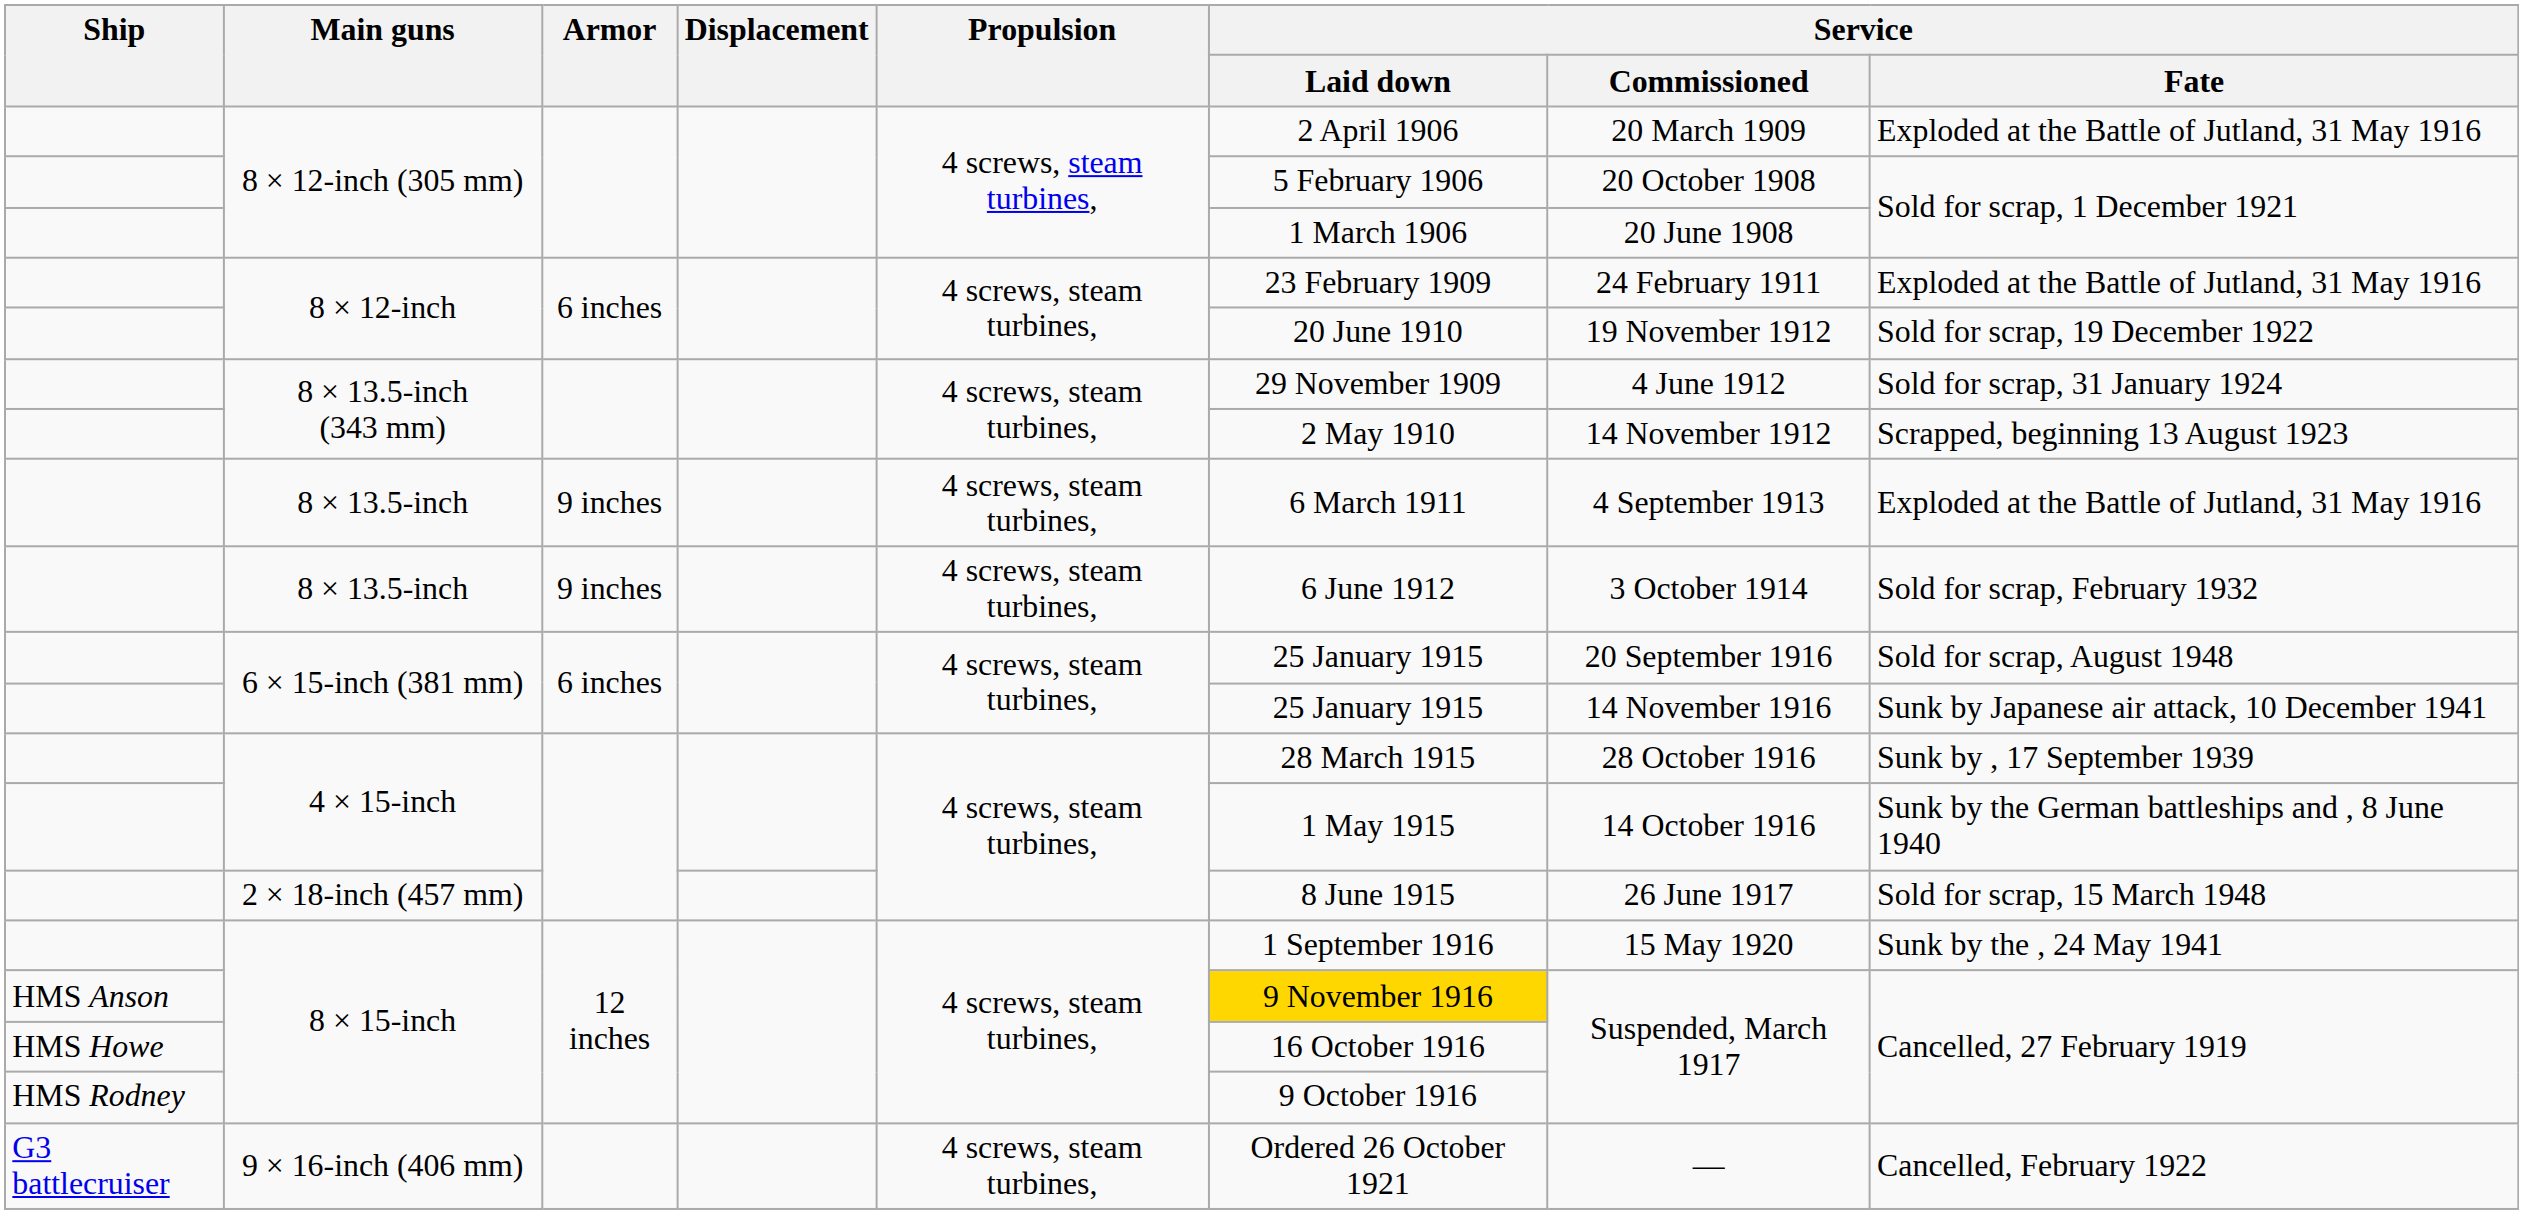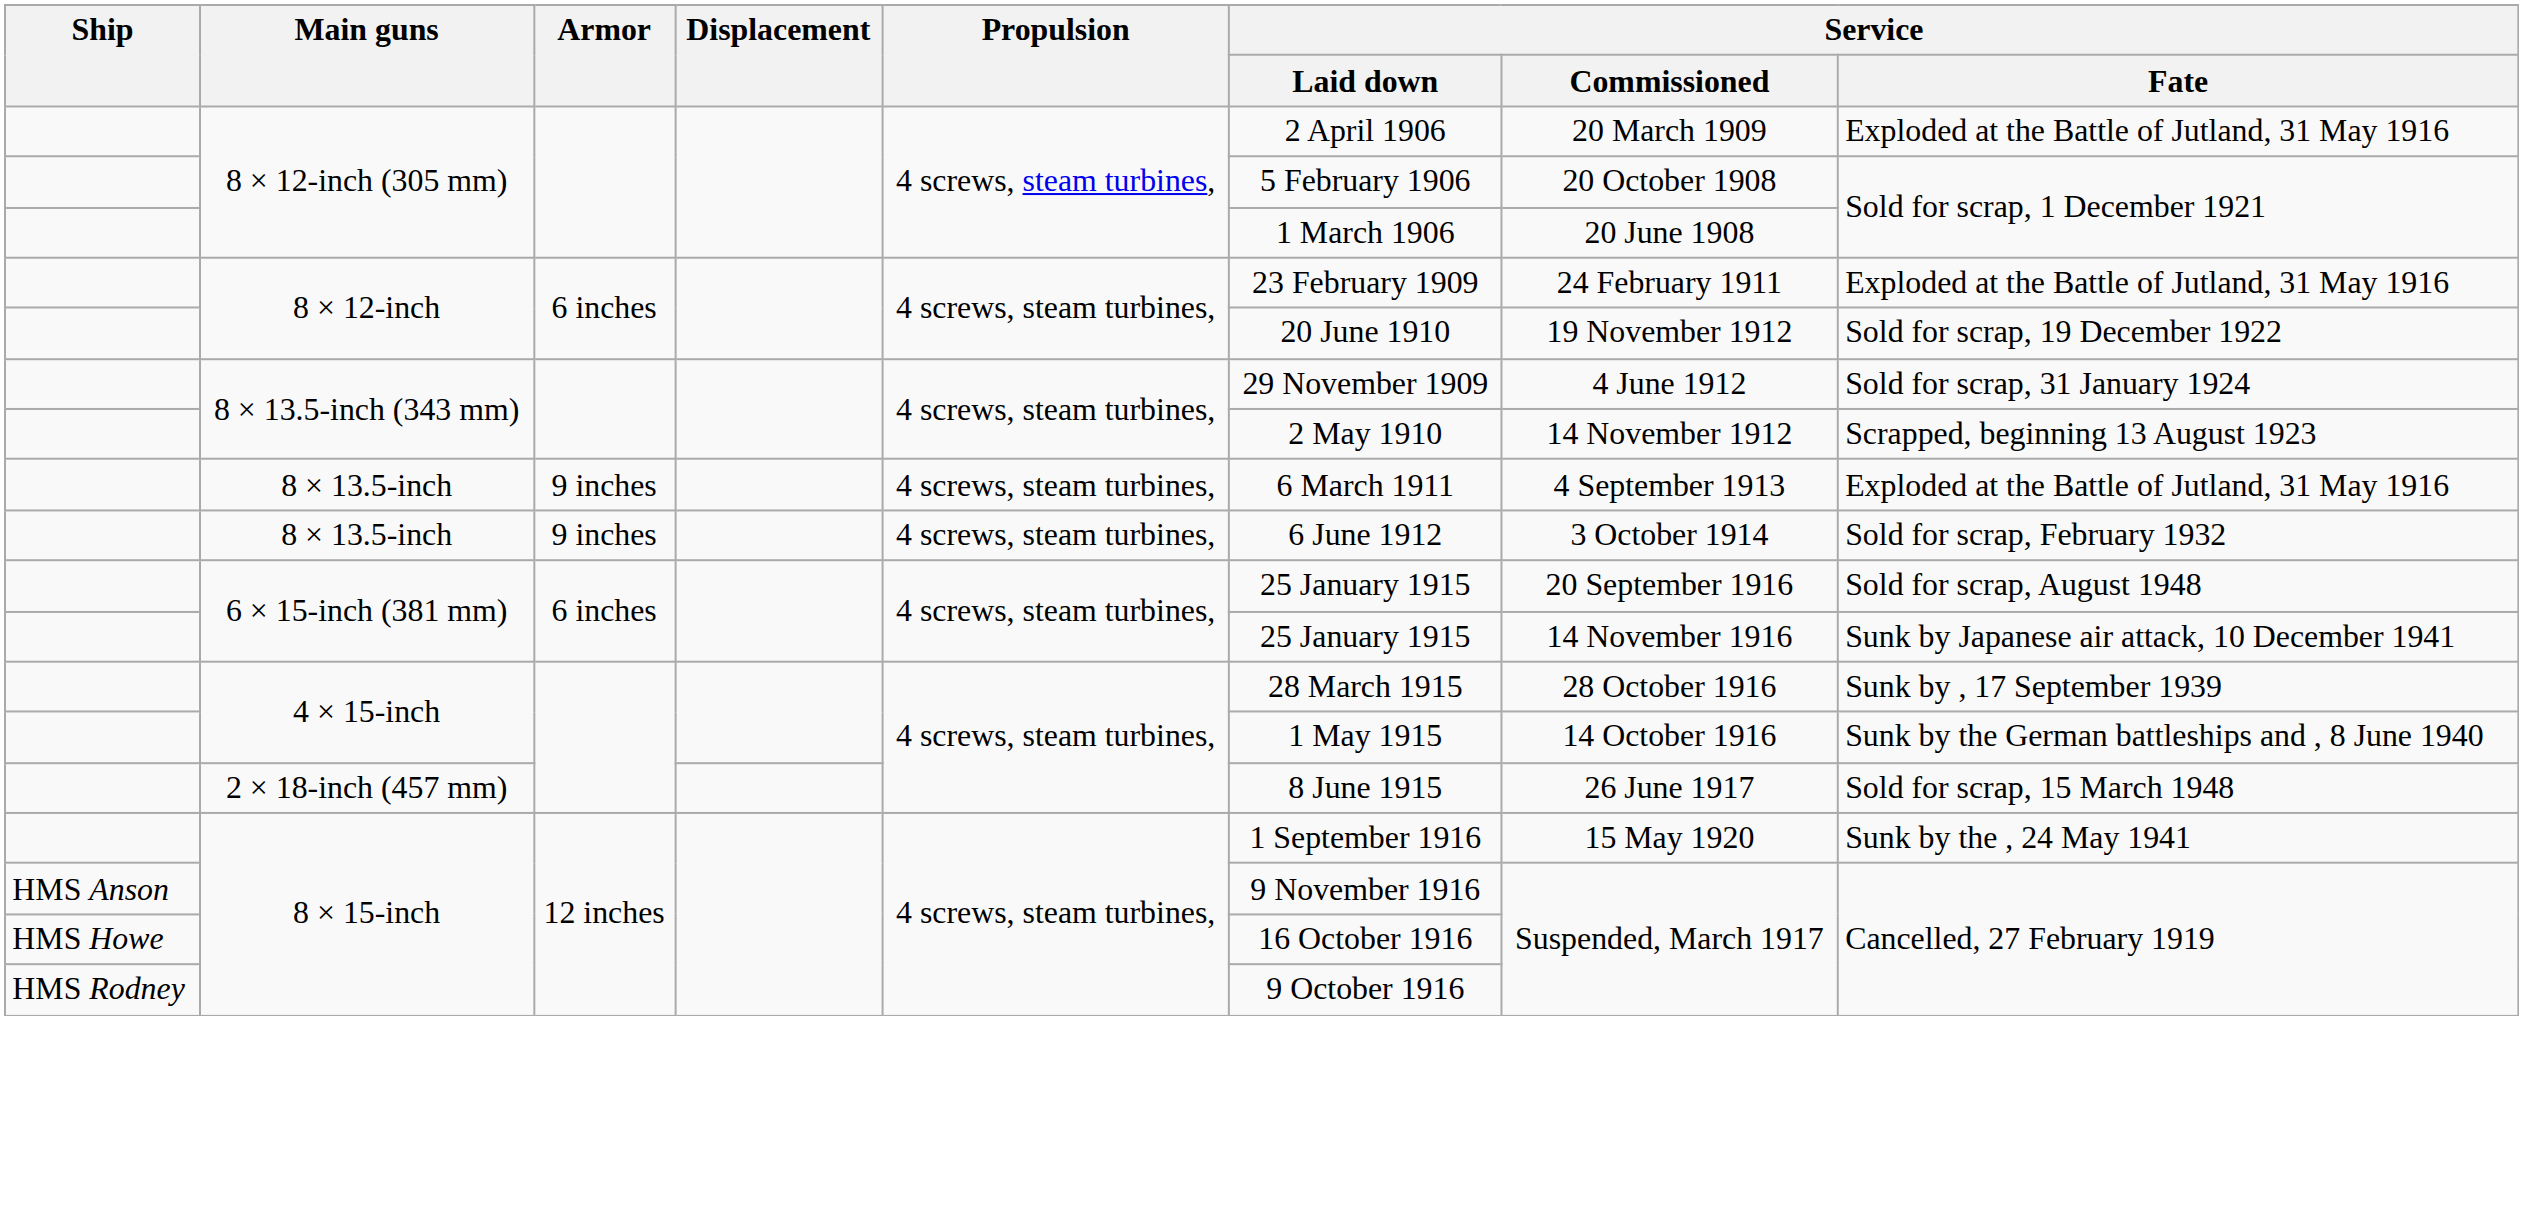(1378, 995) gold background -> (1365, 888) no background
- row: (91, 1165)
